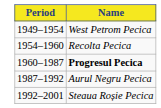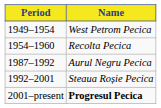- row: (40, 62)
+ row: (36, 95)
